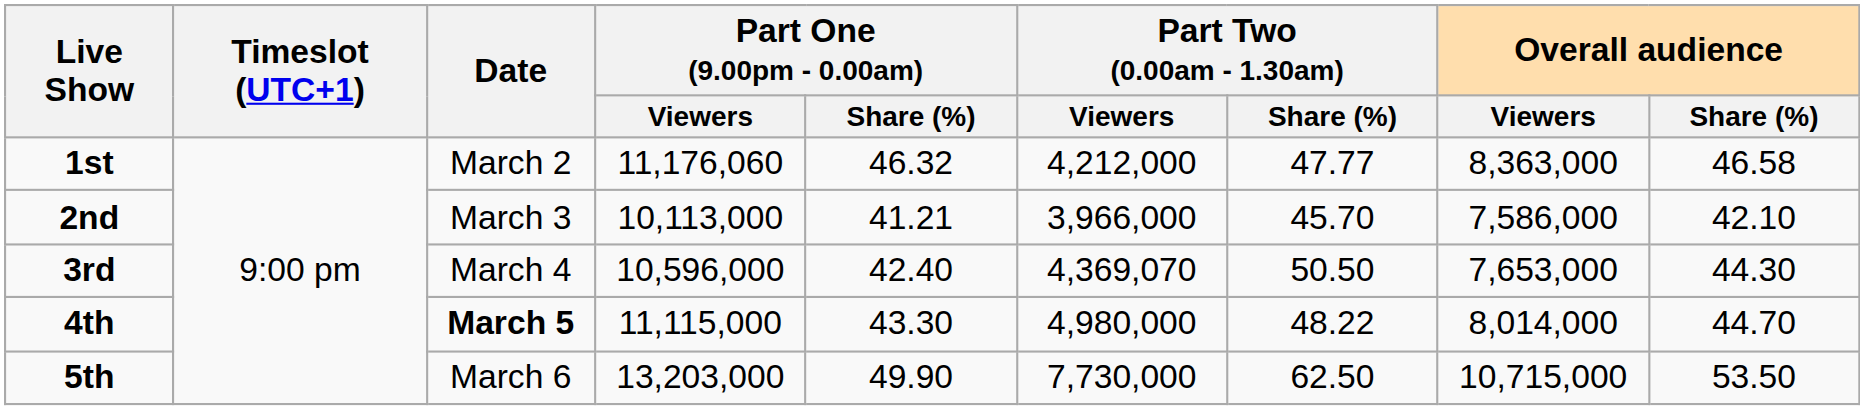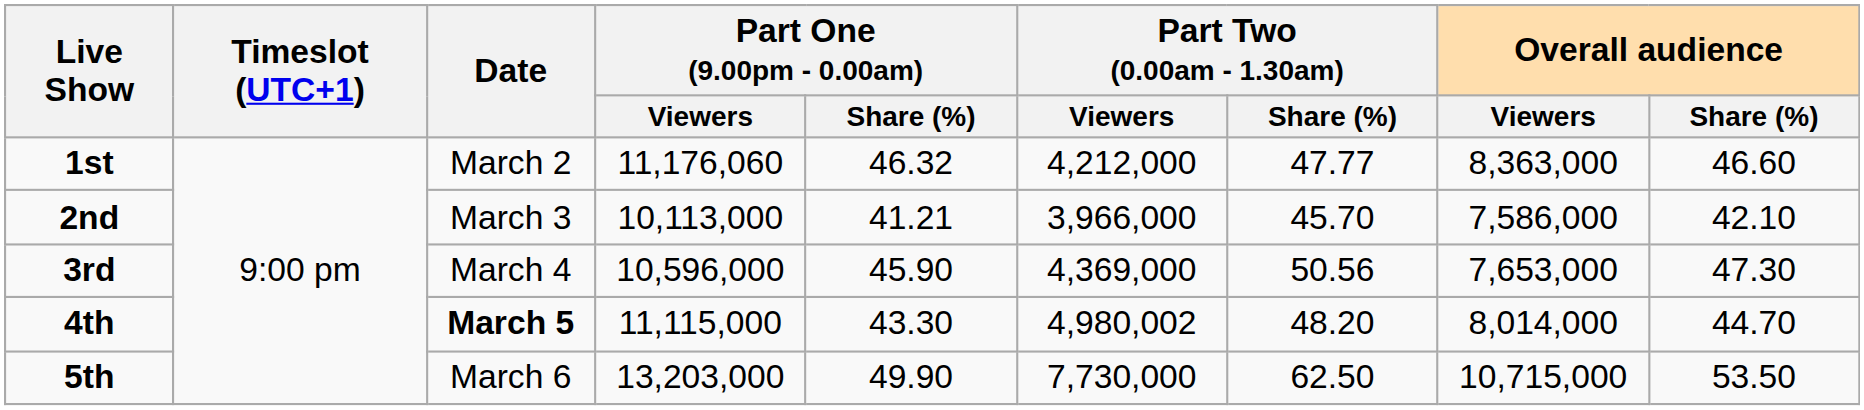(1754, 163) 46.58 -> (1754, 163) 46.60
(911, 270) 42.40 -> (911, 270) 45.90
(1122, 270) 4,369,070 -> (1122, 270) 4,369,000
(1332, 270) 50.50 -> (1332, 270) 50.56
(1754, 270) 44.30 -> (1754, 270) 47.30
(1122, 323) 4,980,000 -> (1122, 323) 4,980,002
(1332, 323) 48.22 -> (1332, 323) 48.20
